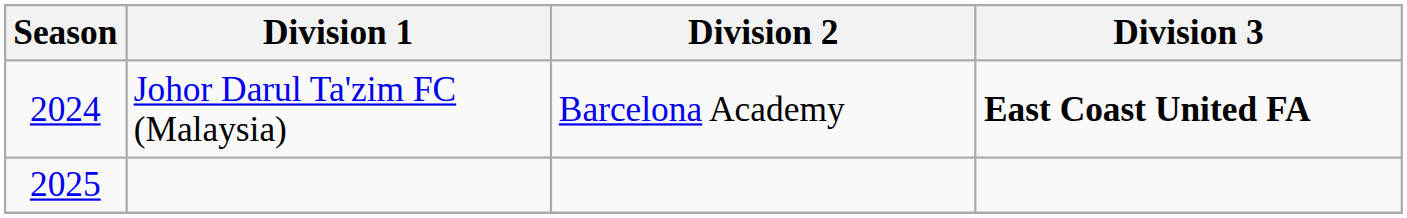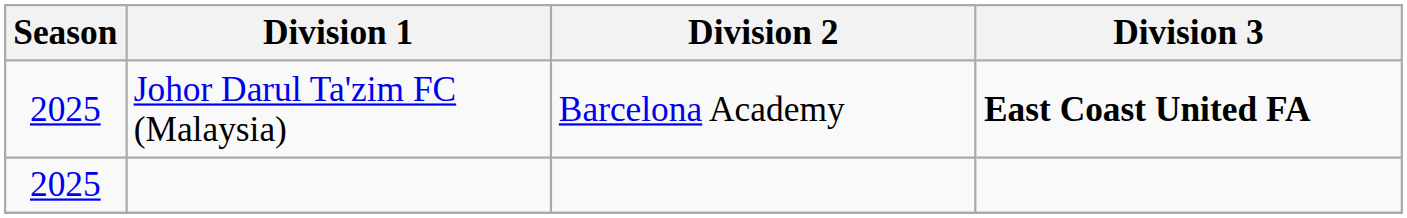(65, 108) 2024 -> (65, 108) 2025
